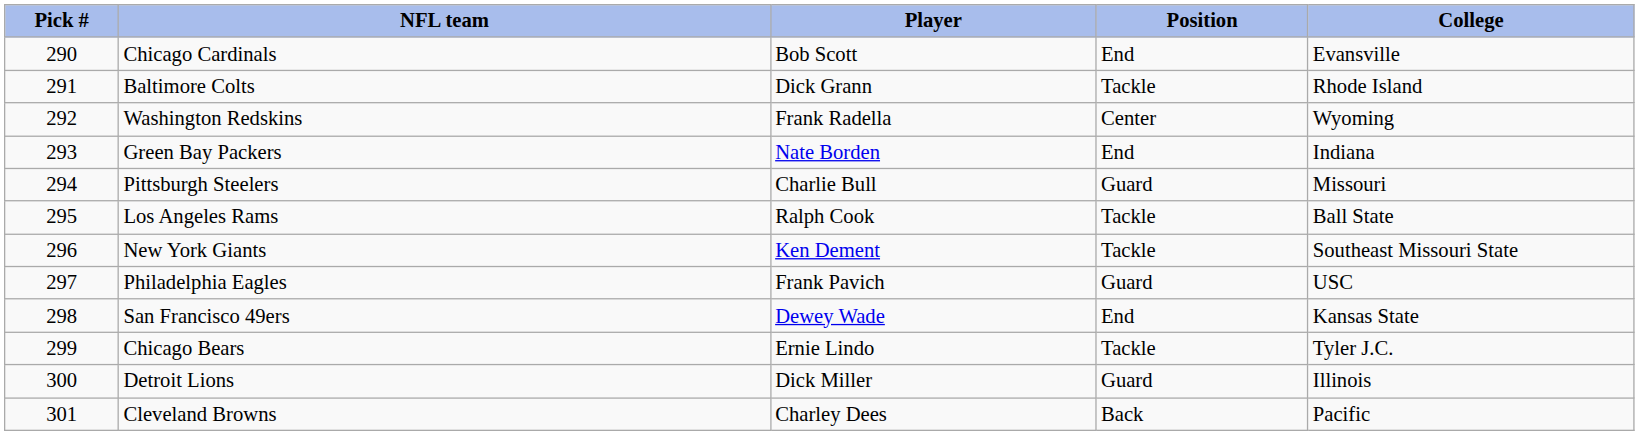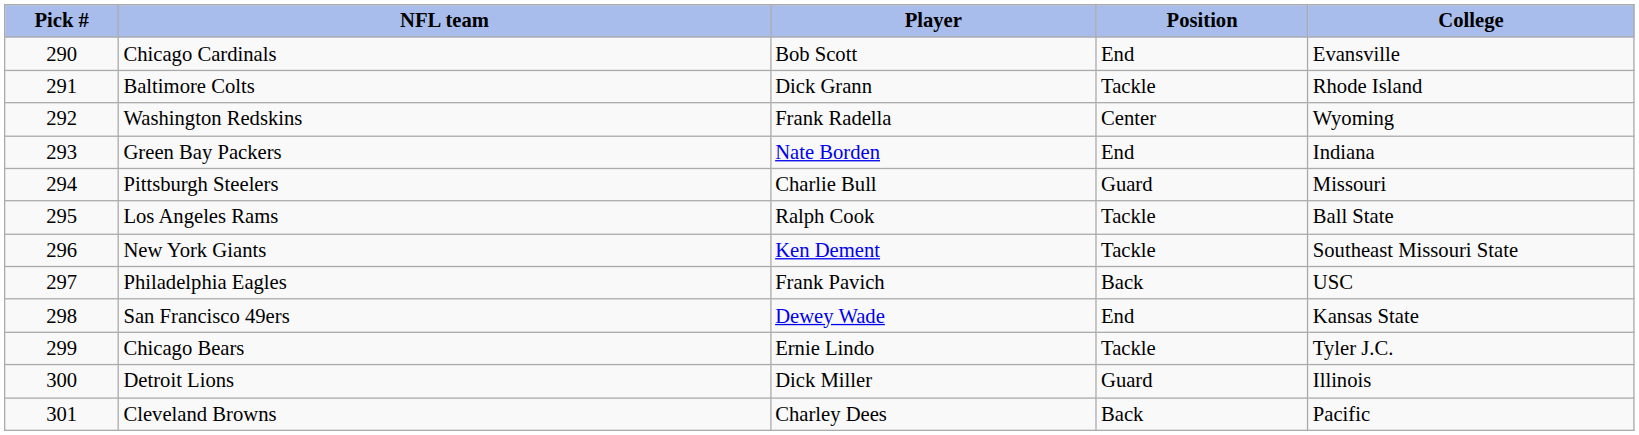(1127, 282) Guard -> (1122, 282) Back
